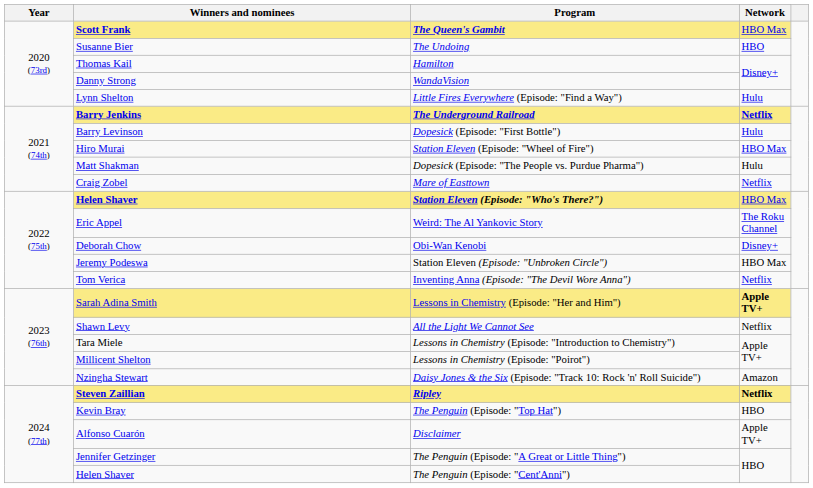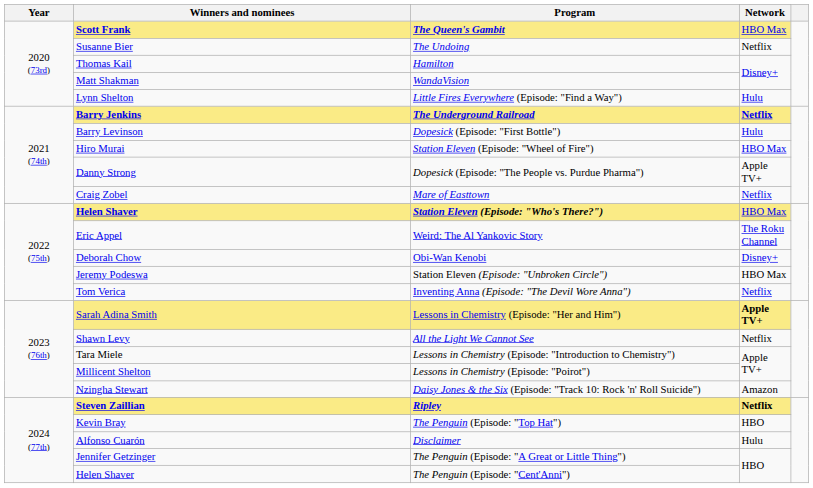(753, 47) HBO -> (757, 47) Netflix
(106, 81) Danny Strong -> (107, 81) Matt Shakman
(107, 166) Matt Shakman -> (106, 172) Danny Strong
(752, 166) Hulu -> (755, 172) Apple TV+
(755, 434) Apple TV+ -> (752, 440) Hulu
